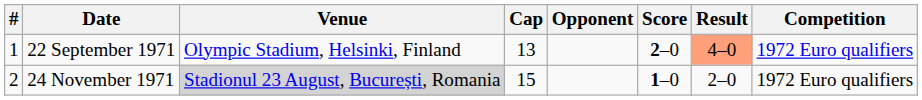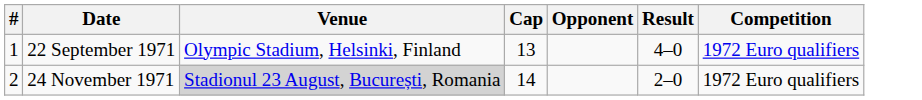- column: (665, 19)
(722, 49) lightsalmon background -> (668, 49) no background
(526, 79) 15 -> (526, 79) 14
